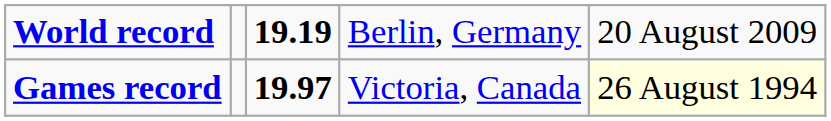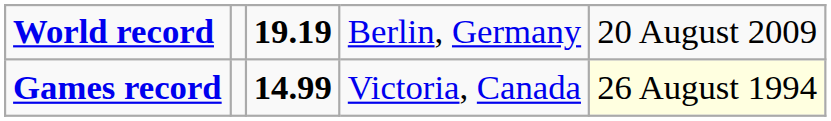(293, 87) 19.97 -> (293, 87) 14.99
